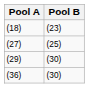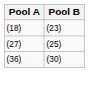- row: (14, 60)
